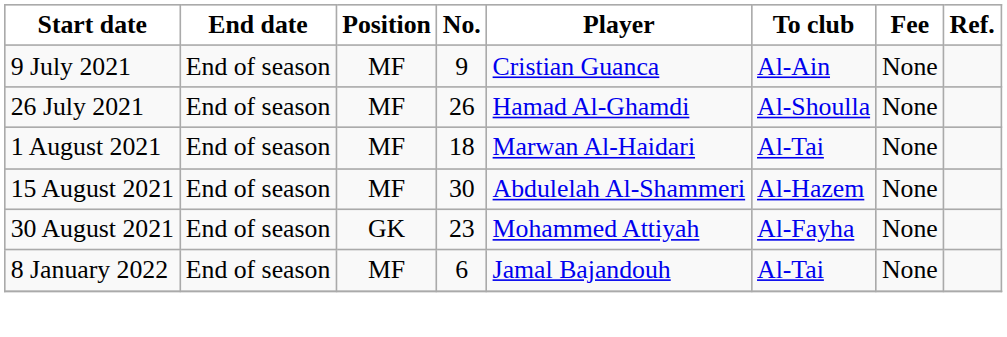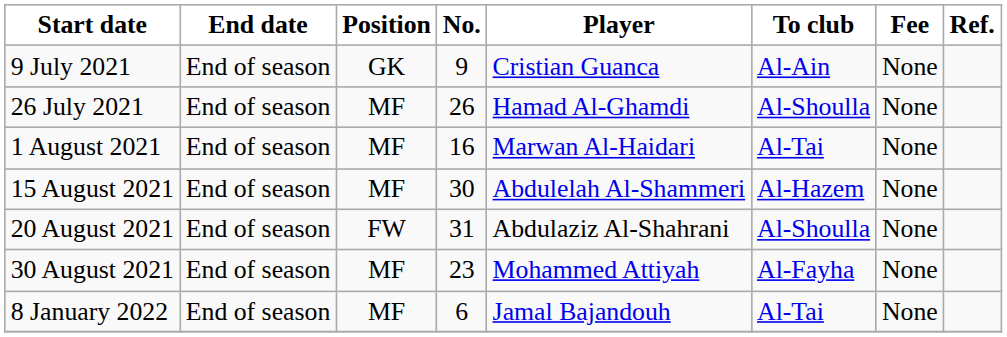(387, 65) MF -> (387, 65) GK
(462, 147) 18 -> (462, 147) 16
+ row: (92, 229)
(387, 229) GK -> (387, 270) MF
